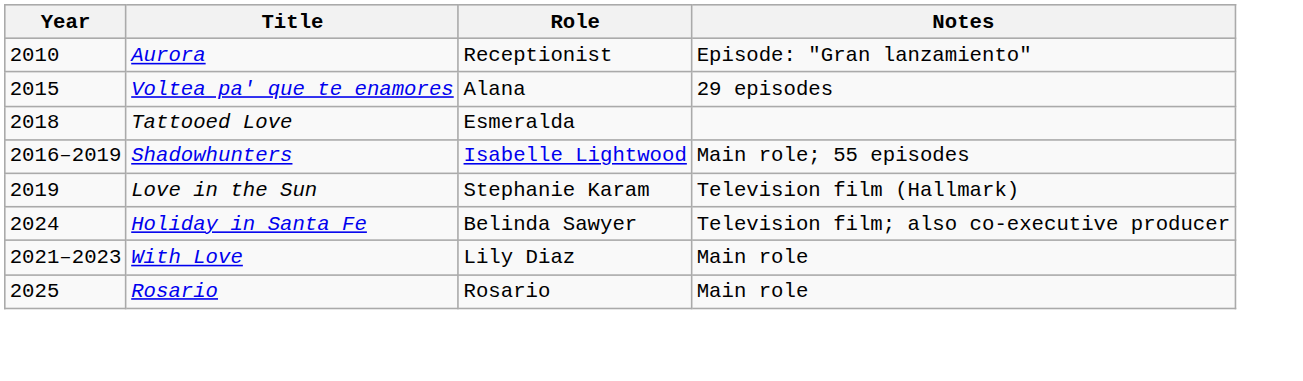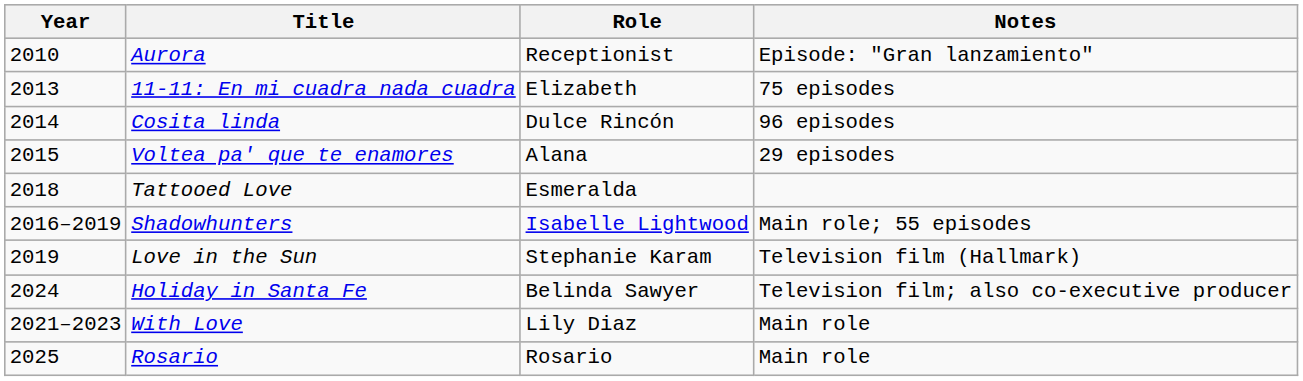+ row: (323, 89)
+ row: (206, 123)
